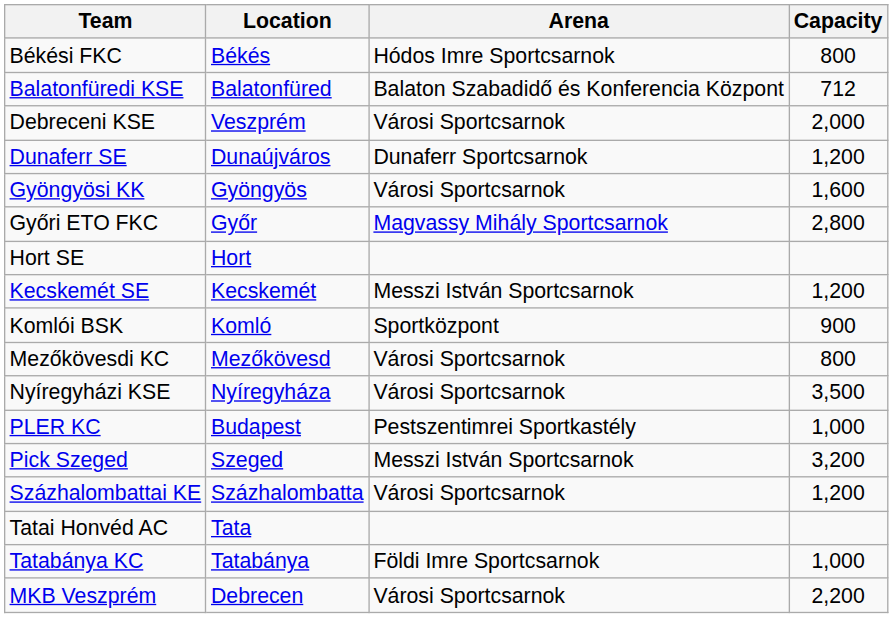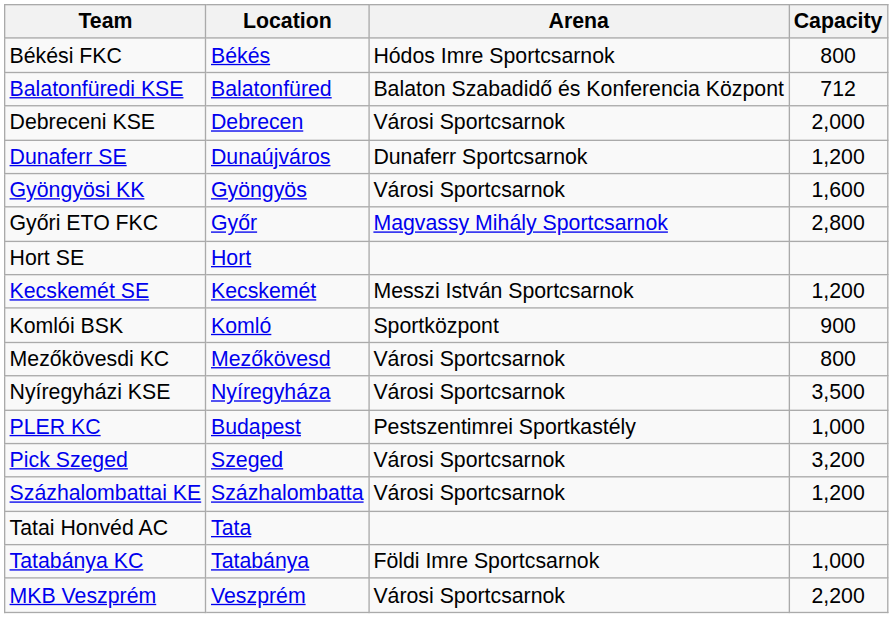(258, 122) Veszprém -> (257, 122) Debrecen
(503, 460) Messzi István Sportcsarnok -> (469, 460) Városi Sportcsarnok
(257, 595) Debrecen -> (258, 595) Veszprém
